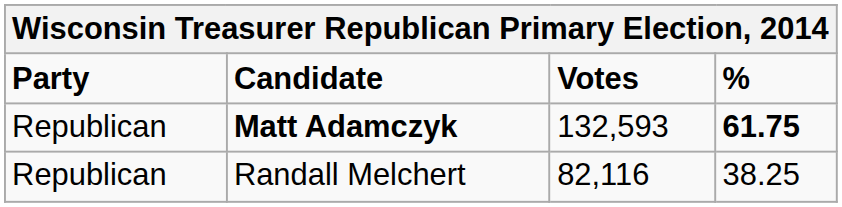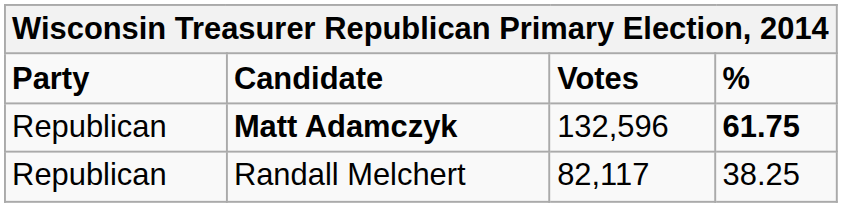(613, 126) 132,593 -> (613, 126) 132,596
(603, 175) 82,116 -> (603, 175) 82,117
